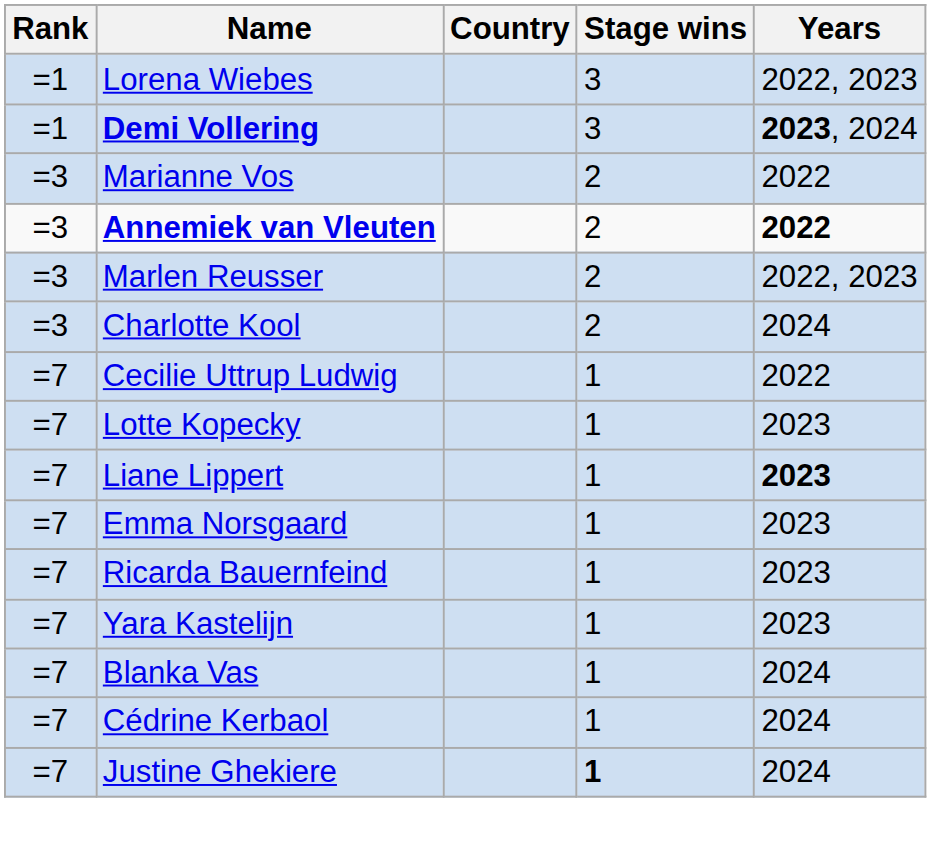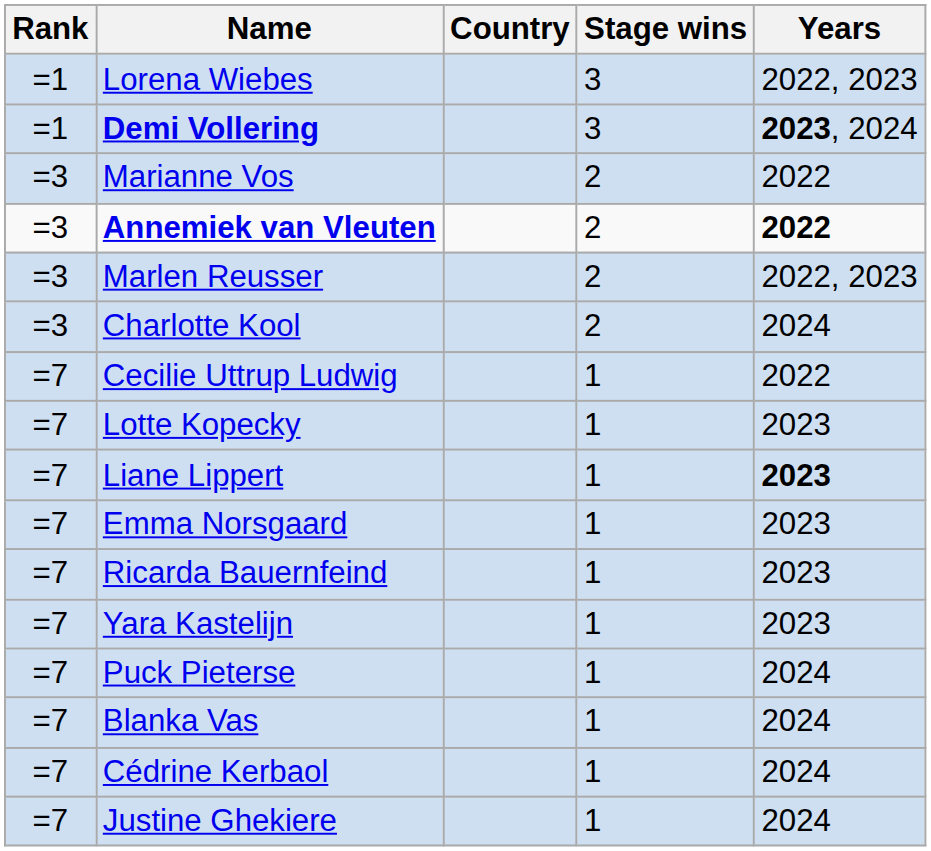+ row: (199, 672)
(593, 771) bold -> (593, 820) normal
